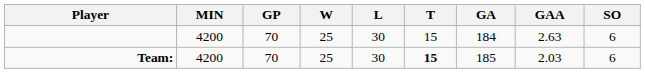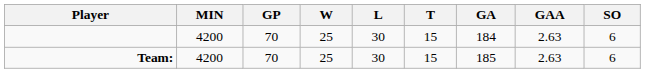(430, 57) bold -> (430, 57) normal
(550, 57) 2.03 -> (550, 57) 2.63
